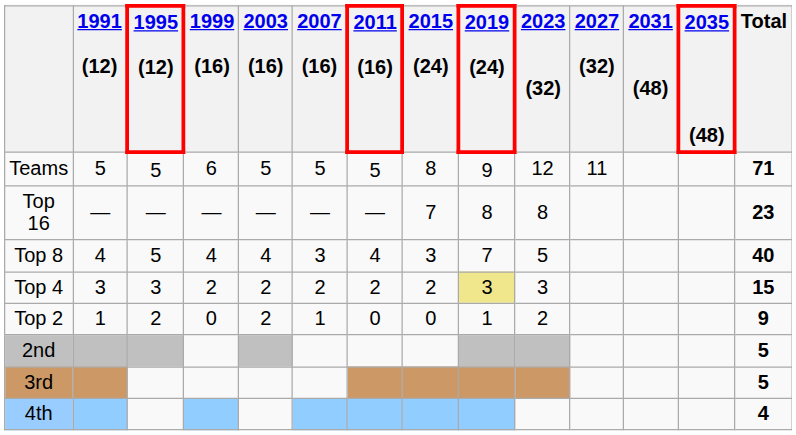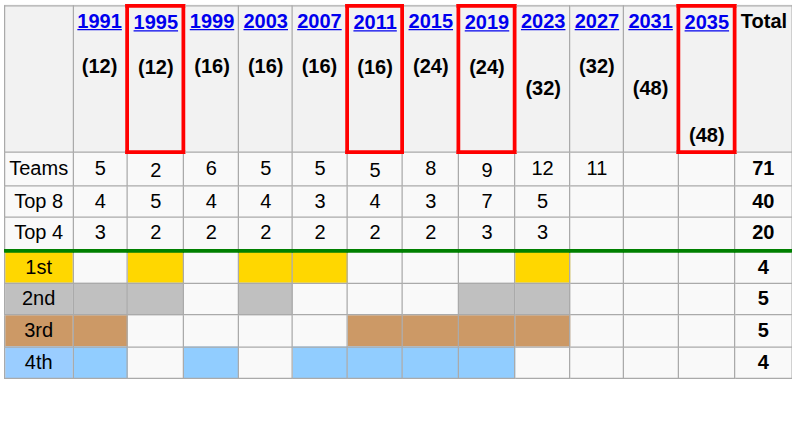(156, 169) 5 -> (156, 169) 2
- row: (39, 212)
(156, 287) 3 -> (156, 233) 2
(487, 287) khaki background -> (487, 233) no background
(763, 287) 15 -> (763, 233) 20
- row: (39, 318)
+ row: (39, 267)
